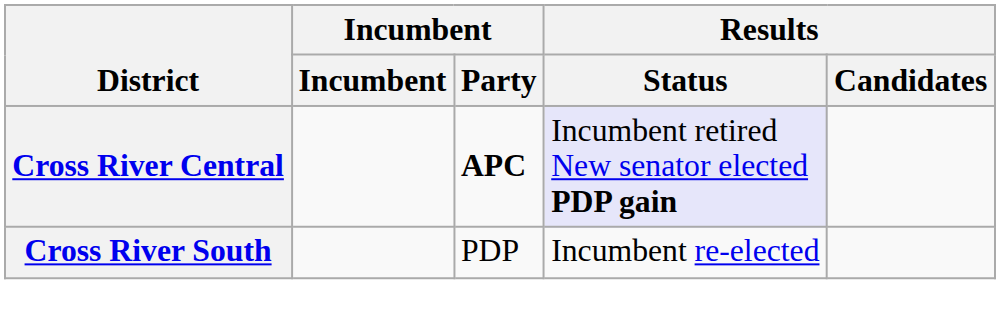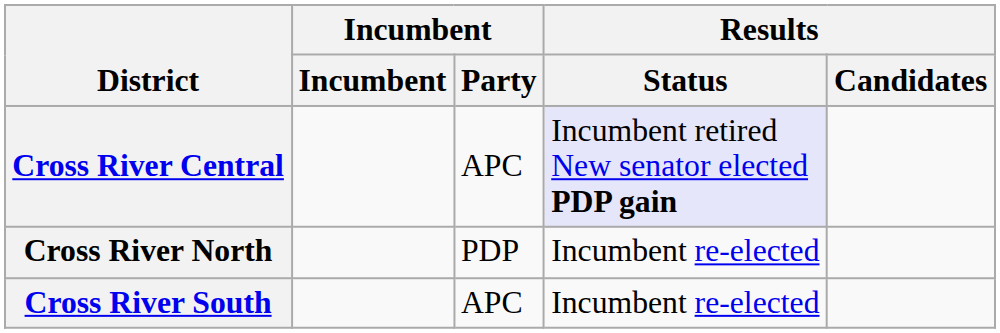(494, 165) bold -> (492, 165) normal
+ row: (148, 251)
(490, 251) PDP -> (492, 301) APC
